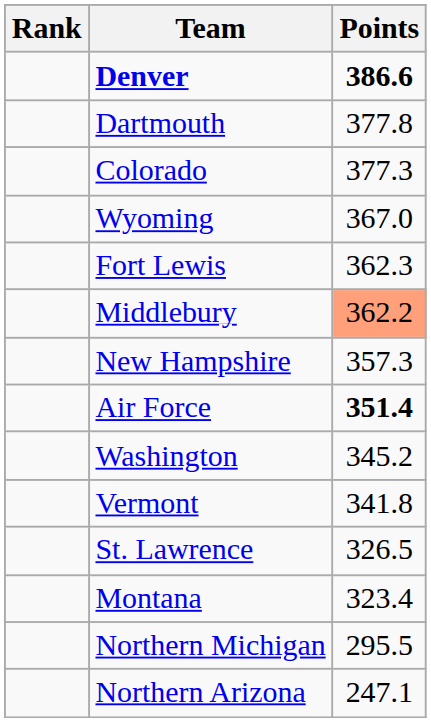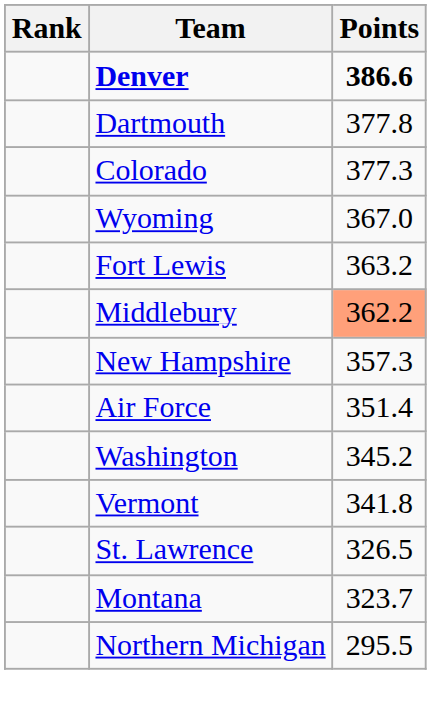(379, 265) 362.3 -> (379, 265) 363.2
(379, 407) bold -> (379, 407) normal
(379, 597) 323.4 -> (379, 597) 323.7
- row: (201, 692)
